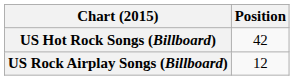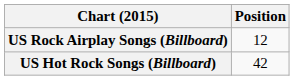rows swapped: (118, 39) <-> (118, 63)
